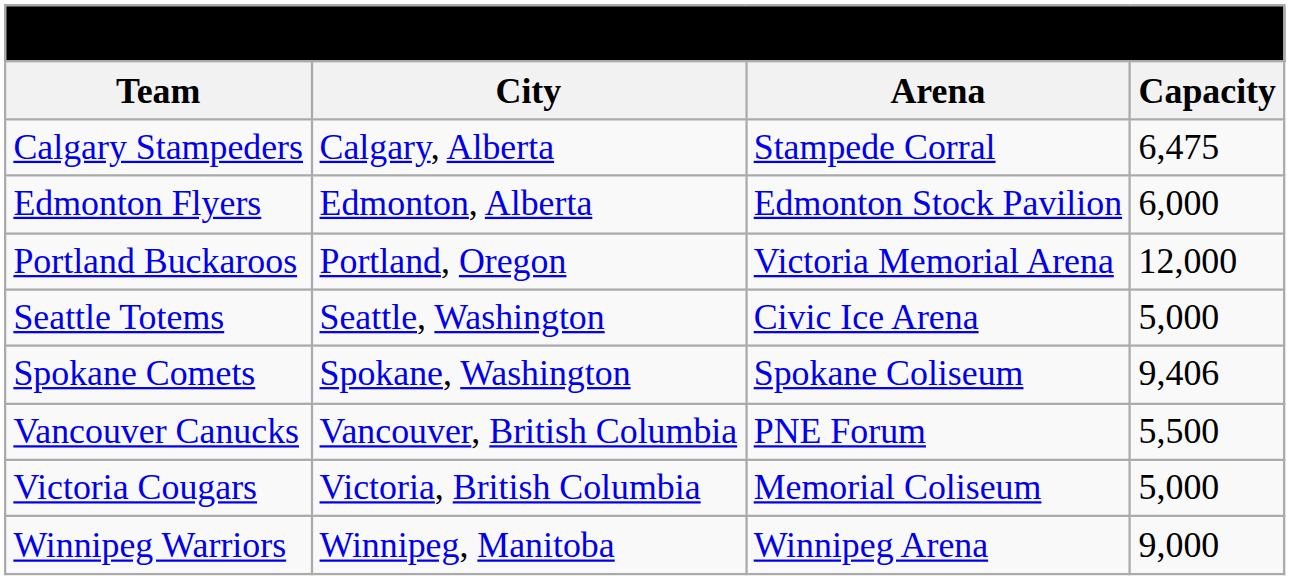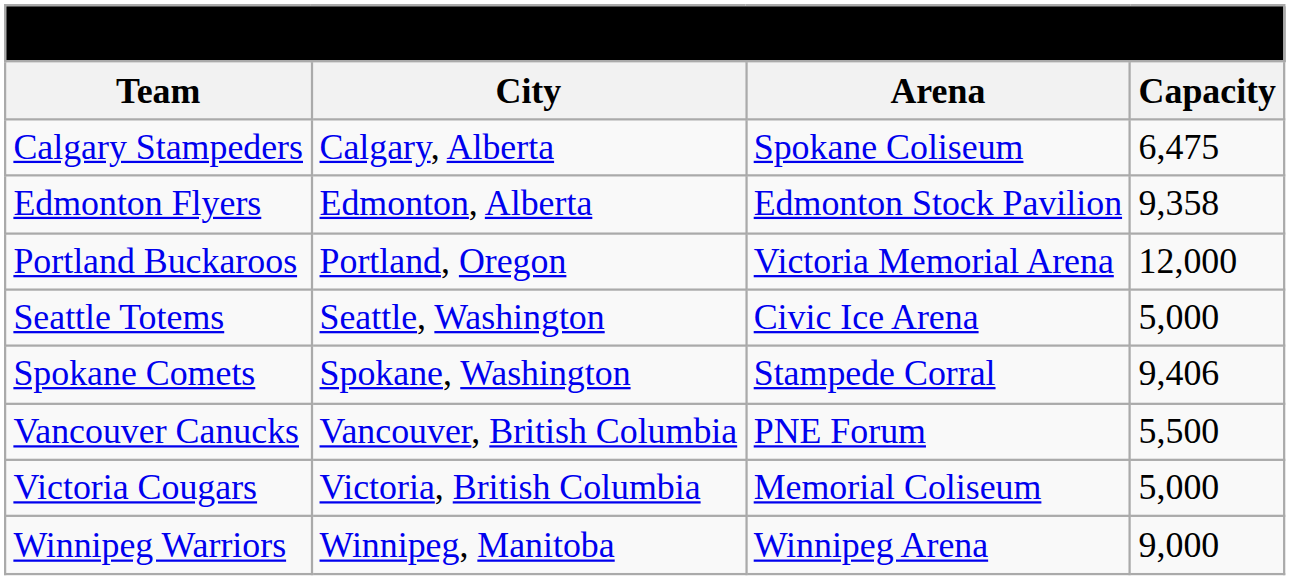(875, 146) Stampede Corral -> (889, 146) Spokane Coliseum
(1179, 203) 6,000 -> (1179, 203) 9,358
(889, 373) Spokane Coliseum -> (875, 373) Stampede Corral
